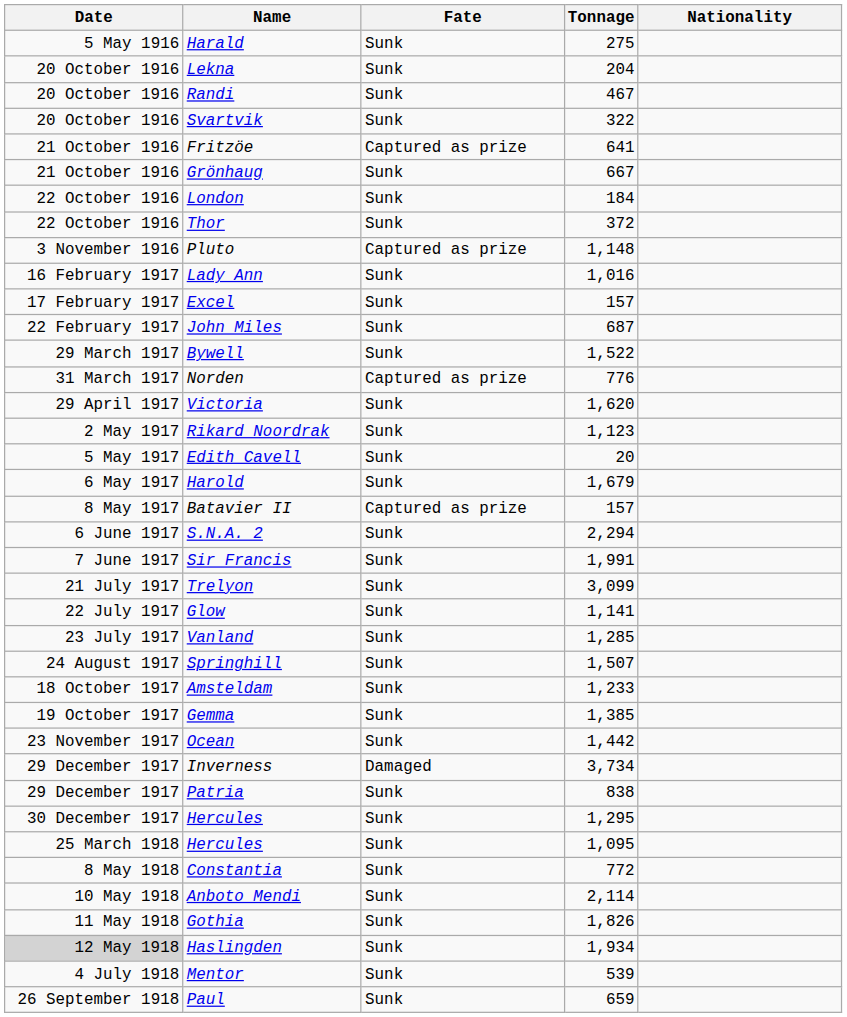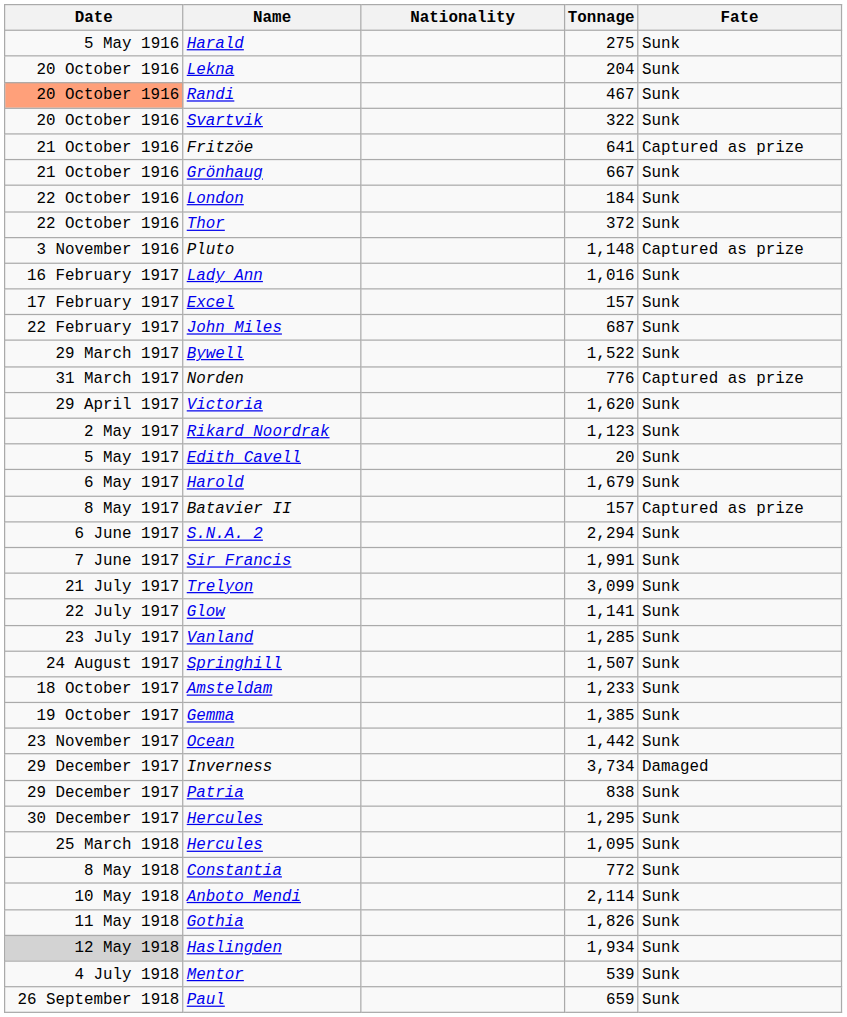columns swapped: (740, 18) <-> (463, 18)
(108, 95) no background -> (108, 95) lightsalmon background
